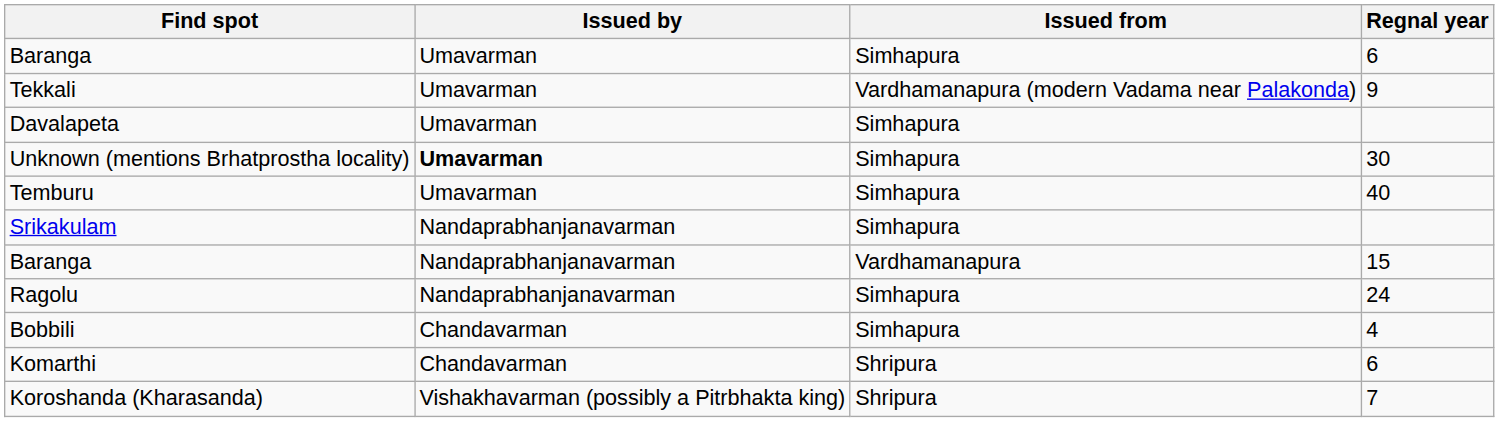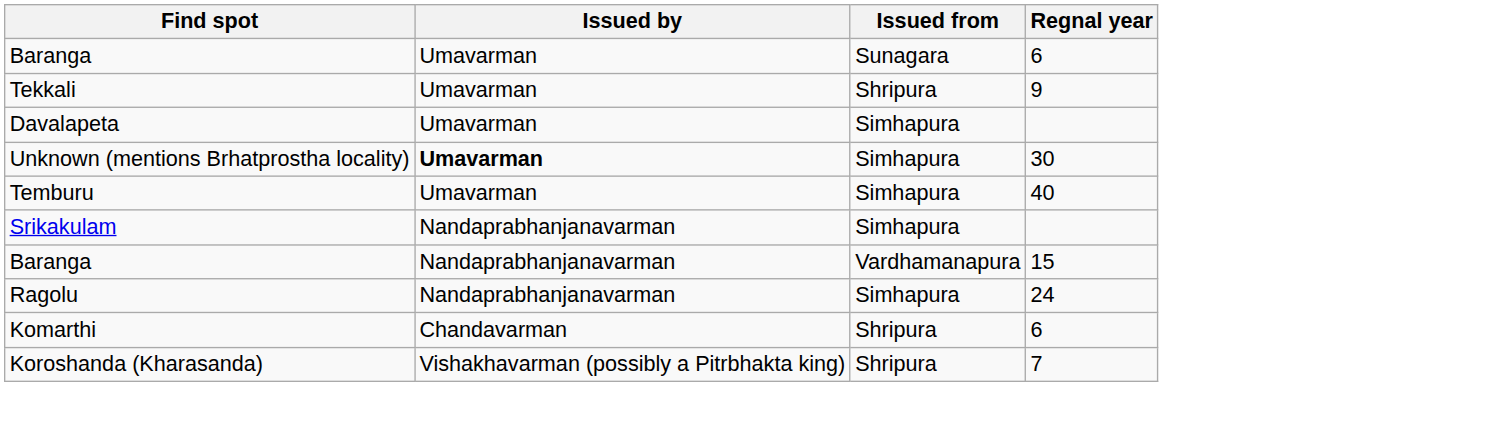(907, 55) Simhapura -> (902, 55) Sunagara
(1106, 90) Vardhamanapura (modern Vadama near Palakonda) -> (896, 90) Shripura
- row: (42, 329)
